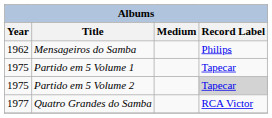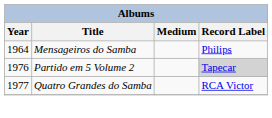(18, 50) 1962 -> (18, 50) 1964
- row: (84, 68)
(18, 86) 1975 -> (18, 68) 1976
